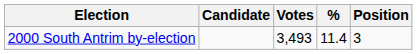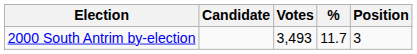(334, 37) 11.4 -> (334, 37) 11.7
